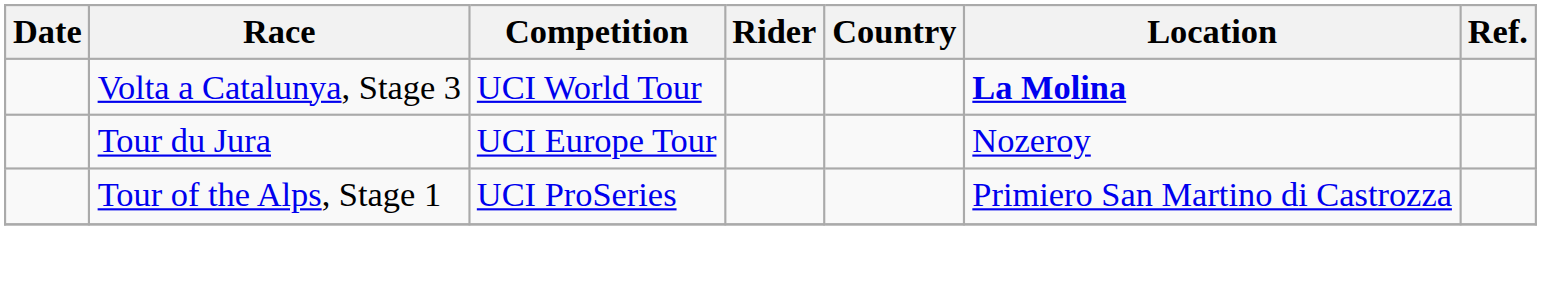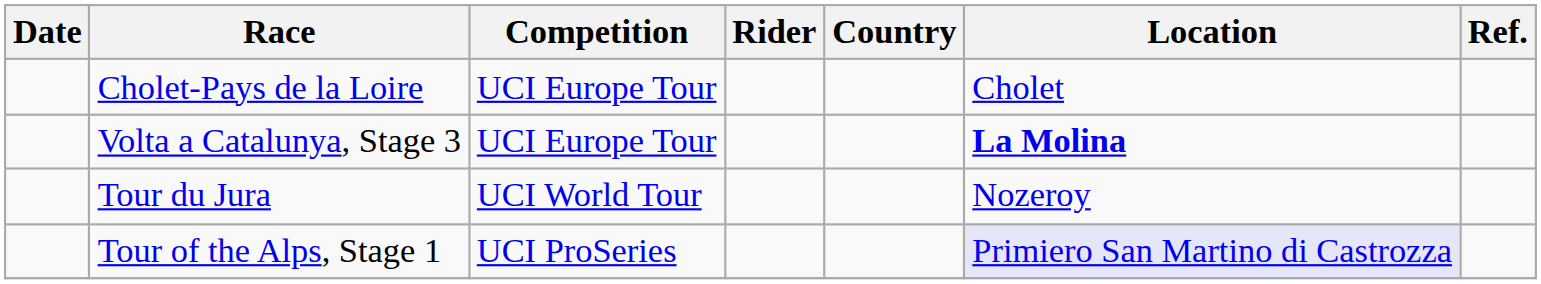+ row: (261, 86)
(589, 86) UCI World Tour -> (597, 140) UCI Europe Tour
(597, 140) UCI Europe Tour -> (589, 195) UCI World Tour
(1212, 195) no background -> (1212, 250) lavender background
